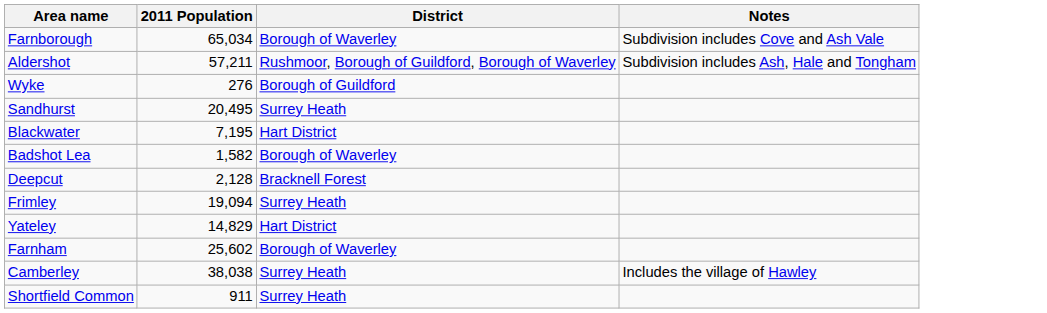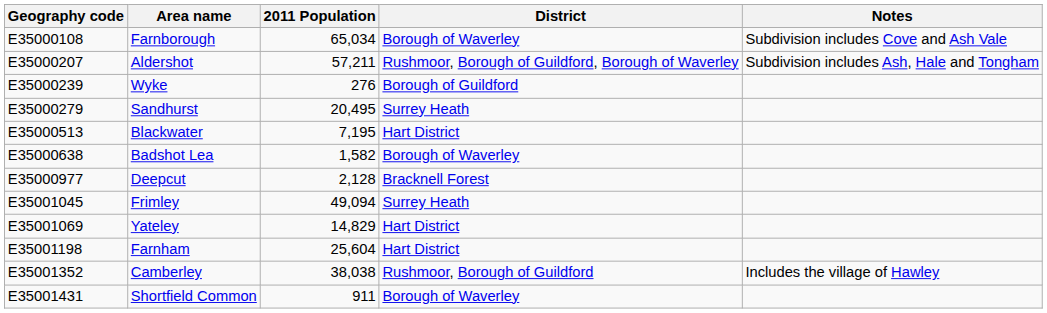+ column: (66, 16)
(230, 202) 19,094 -> (353, 202) 49,094
(230, 249) 25,602 -> (353, 249) 25,604
(328, 249) Borough of Waverley -> (421, 249) Hart District
(303, 272) Surrey Heath -> (488, 272) Rushmoor, Borough of Guildford
(303, 296) Surrey Heath -> (451, 296) Borough of Waverley
